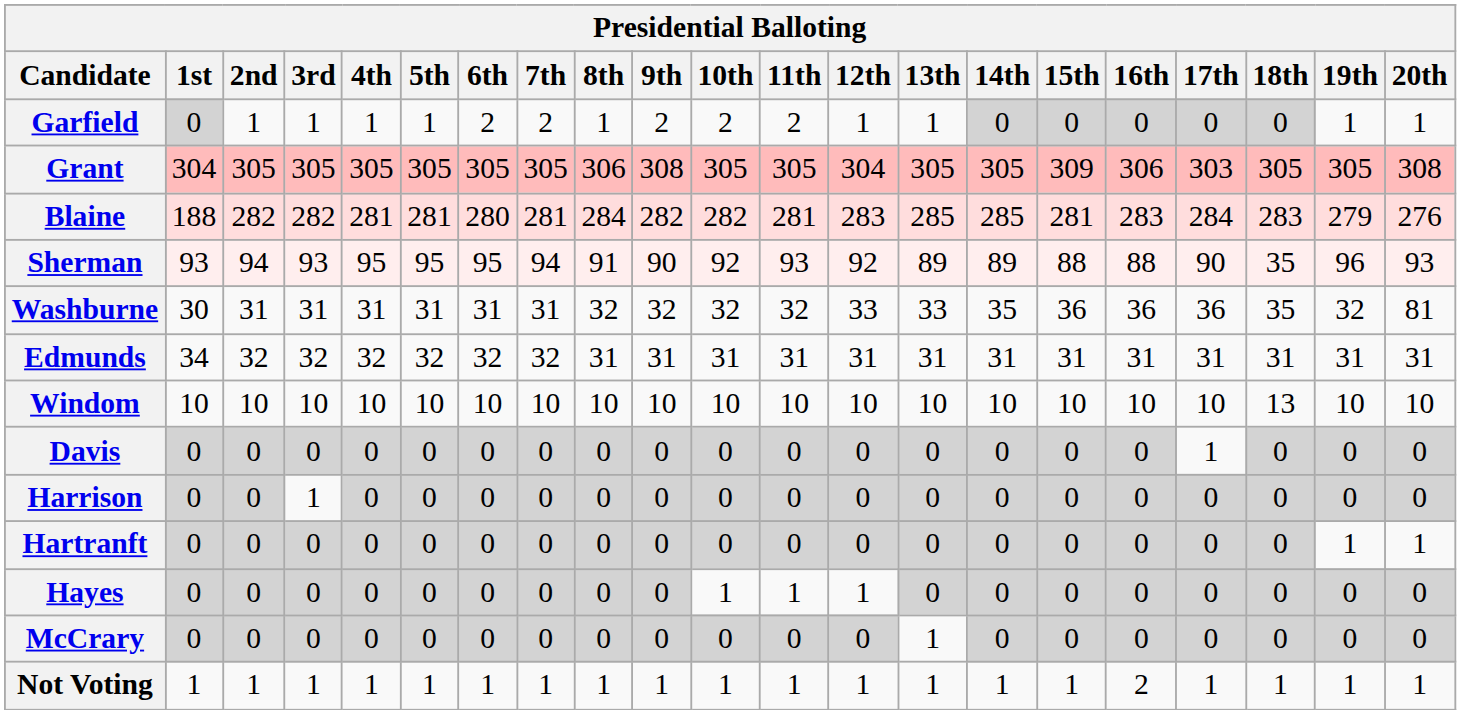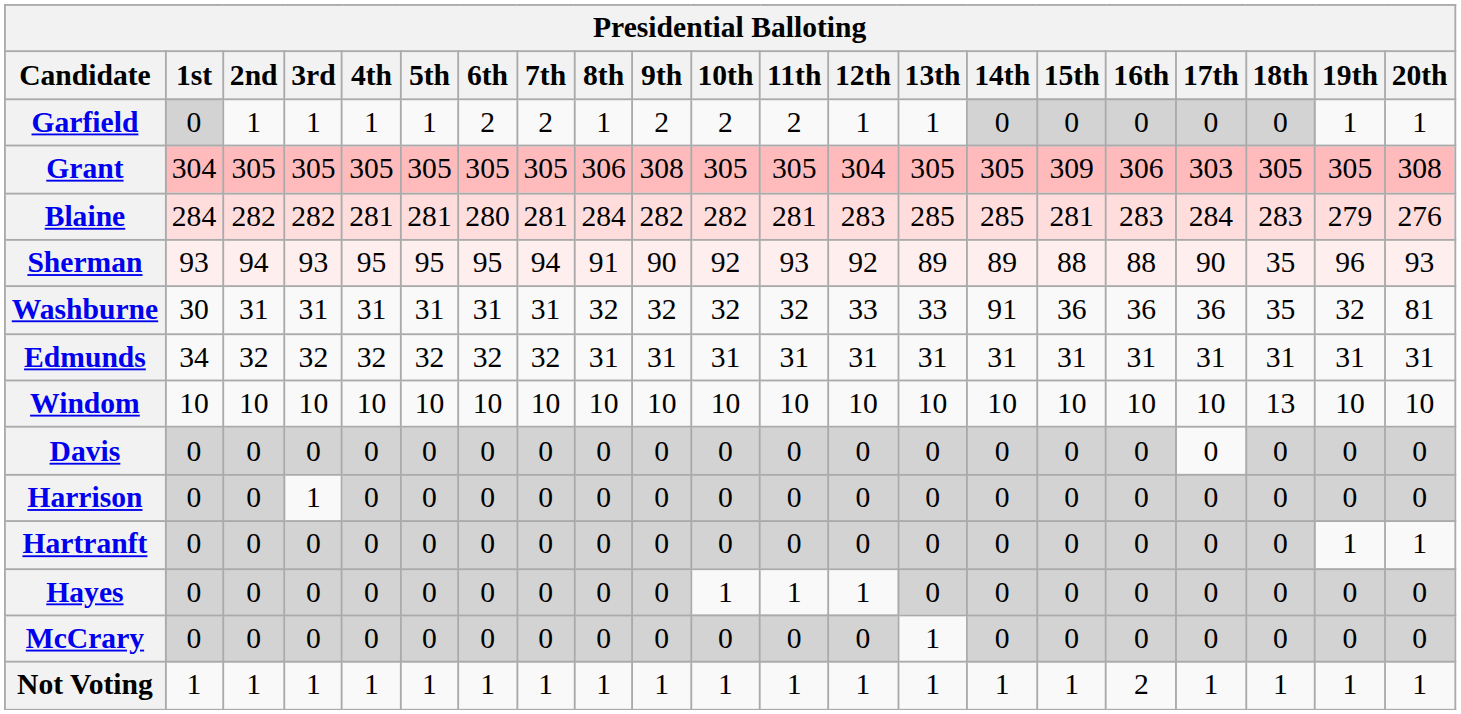(194, 215) 188 -> (194, 215) 284
(1002, 309) 35 -> (1002, 309) 91
(1211, 450) 1 -> (1211, 450) 0
